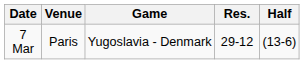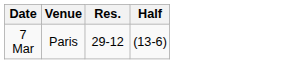- column: (150, 14)
